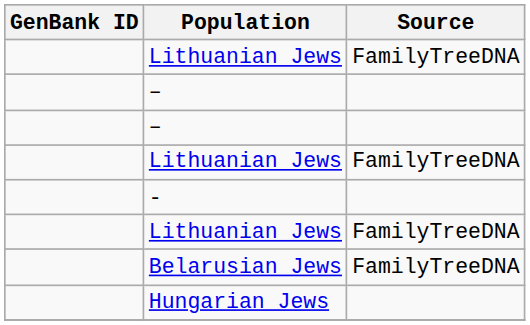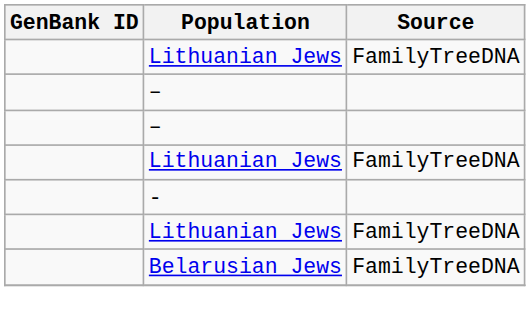- row: (239, 302)
